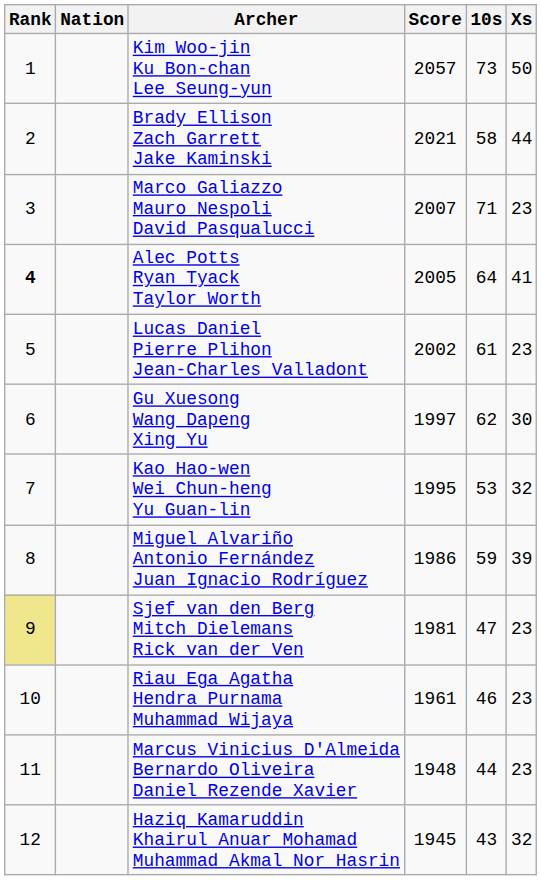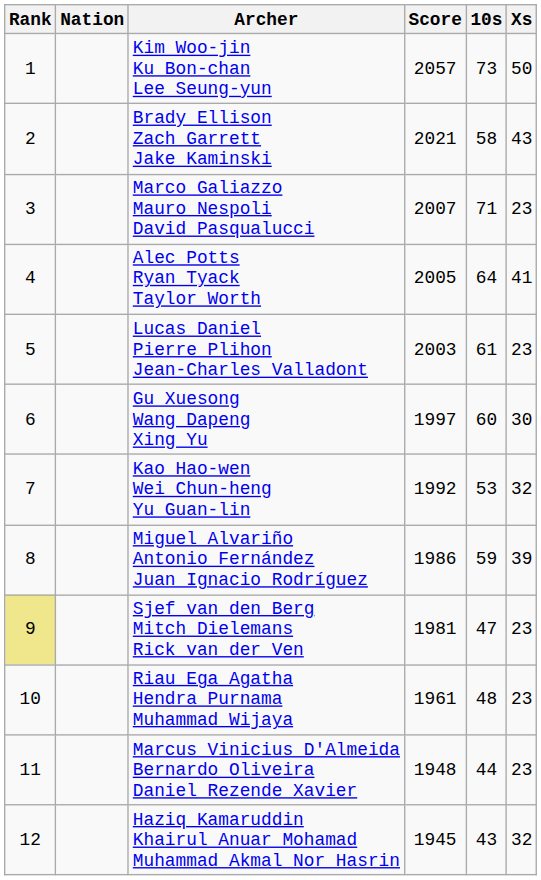(522, 139) 44 -> (522, 139) 43
(30, 279) bold -> (30, 279) normal
(435, 349) 2002 -> (435, 349) 2003
(486, 419) 62 -> (486, 419) 60
(435, 490) 1995 -> (435, 490) 1992
(486, 700) 46 -> (486, 700) 48
